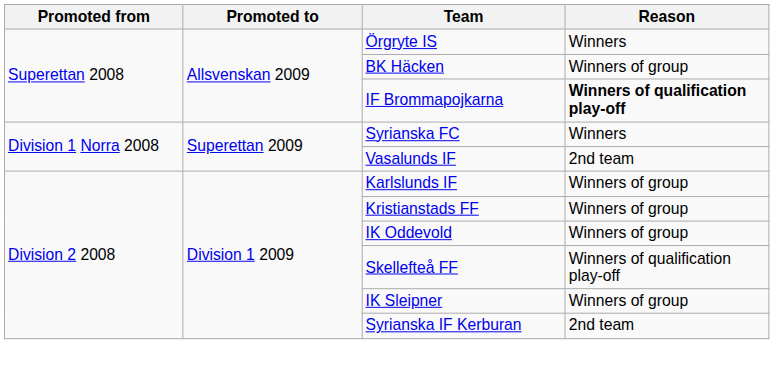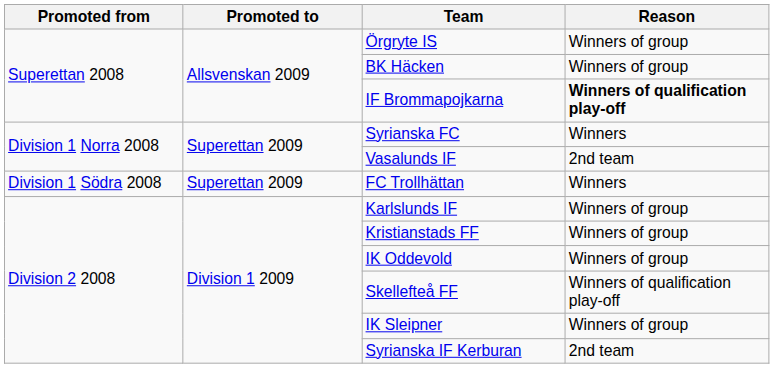(598, 41) Winners -> (628, 41) Winners of group
+ row: (415, 183)
